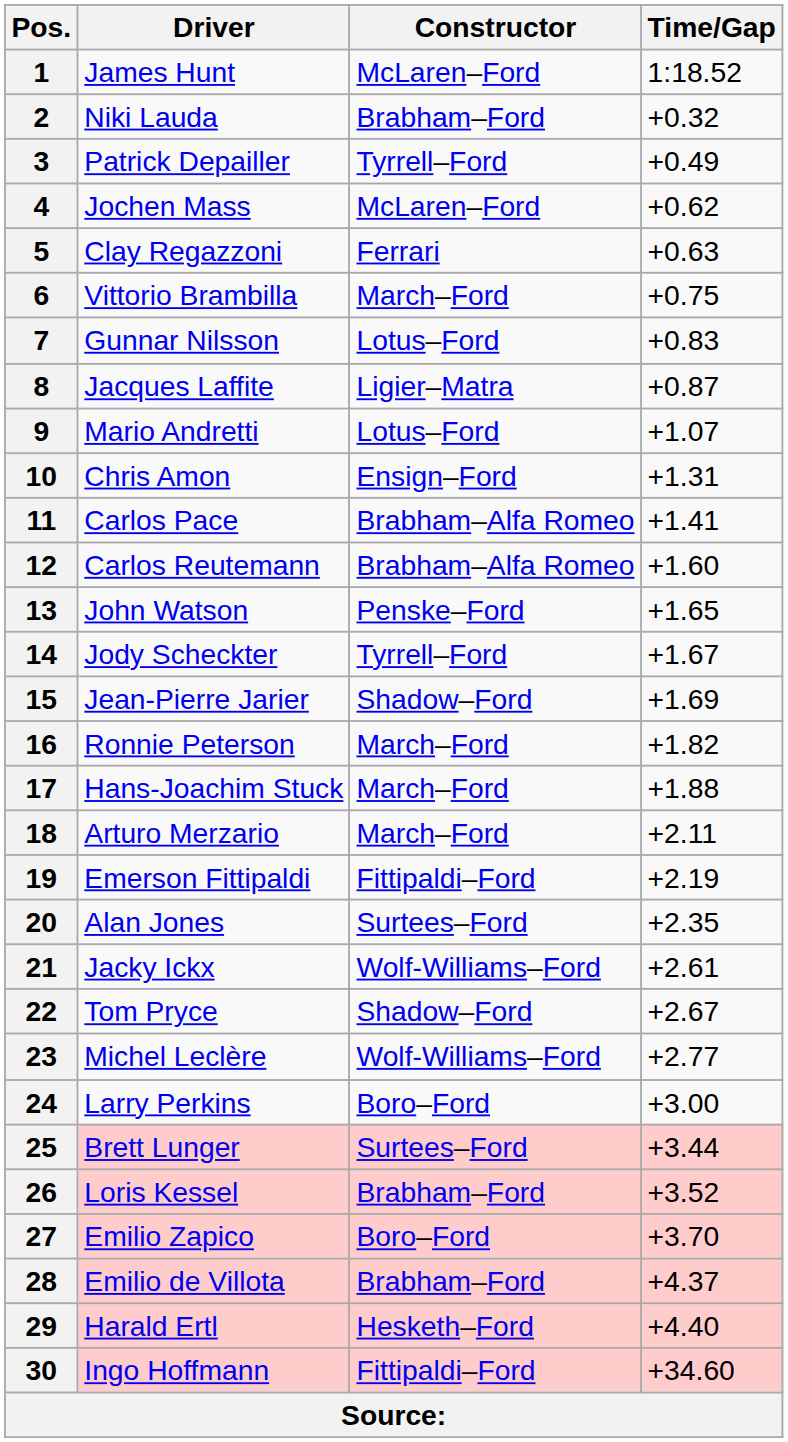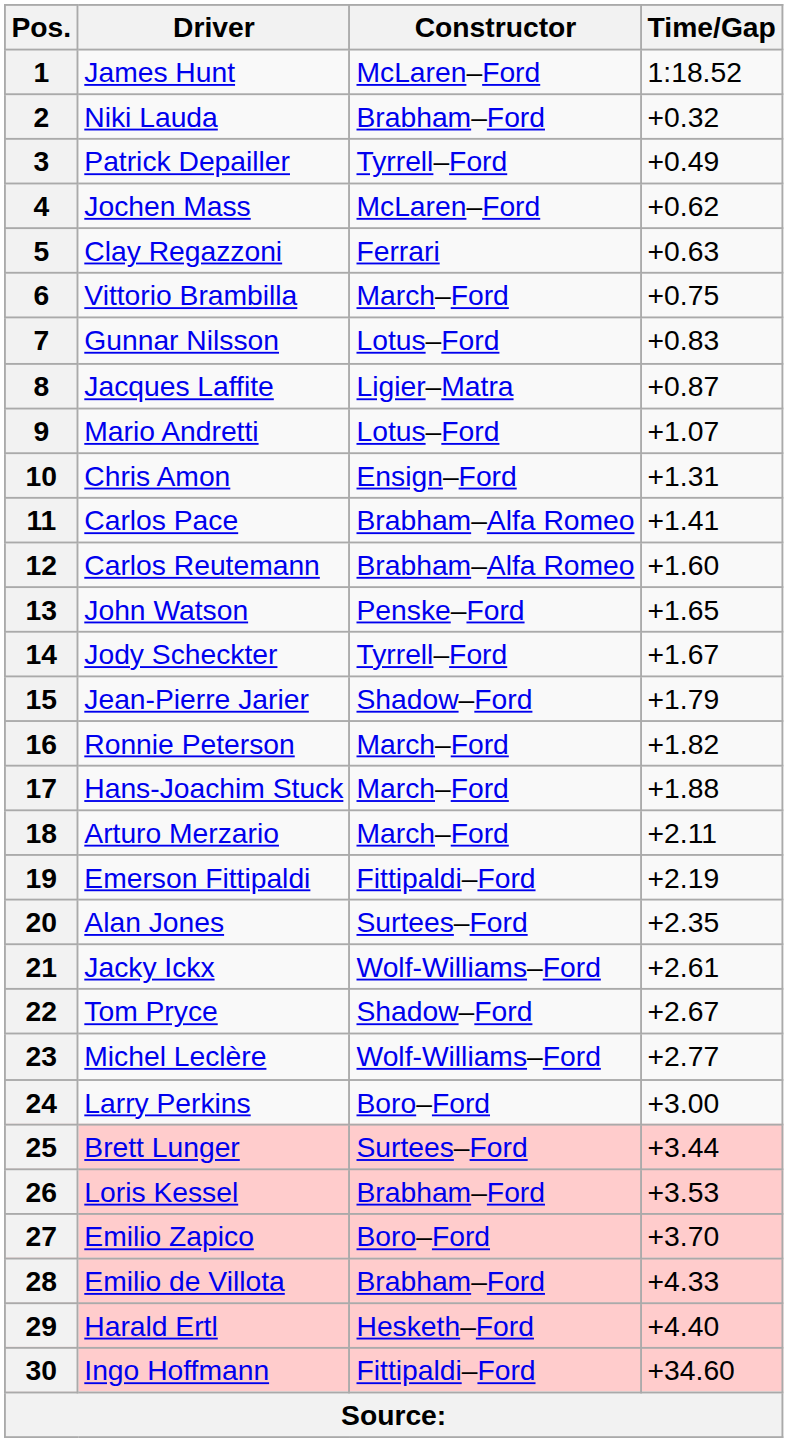(683, 699) +1.69 -> (683, 699) +1.79
(683, 1191) +3.52 -> (683, 1191) +3.53
(683, 1281) +4.37 -> (683, 1281) +4.33
